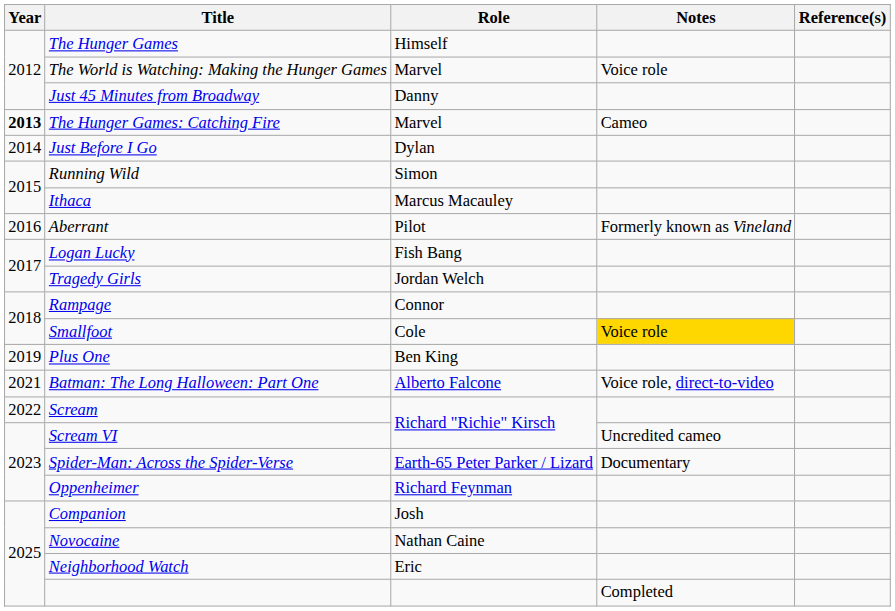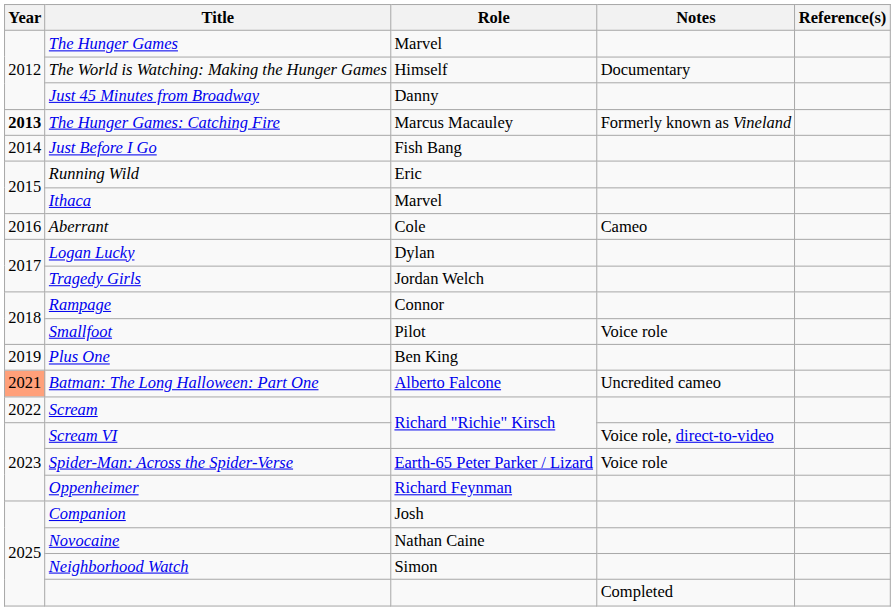(421, 43) Himself -> (418, 43) Marvel
(418, 69) Marvel -> (421, 69) Himself
(634, 69) Voice role -> (645, 69) Documentary
(418, 122) Marvel -> (454, 122) Marcus Macauley
(624, 122) Cameo -> (696, 122) Formerly known as Vineland
(415, 148) Dylan -> (428, 148) Fish Bang
(416, 174) Simon -> (408, 174) Eric
(454, 200) Marcus Macauley -> (418, 200) Marvel
(410, 226) Pilot -> (410, 226) Cole
(696, 226) Formerly known as Vineland -> (624, 226) Cameo
(428, 252) Fish Bang -> (415, 252) Dylan
(410, 331) Cole -> (410, 331) Pilot
(634, 331) gold background -> (634, 331) no background
(25, 383) no background -> (25, 383) lightsalmon background
(687, 383) Voice role, direct-to-video -> (661, 383) Uncredited cameo
(661, 435) Uncredited cameo -> (687, 435) Voice role, direct-to-video
(645, 461) Documentary -> (634, 461) Voice role
(408, 566) Eric -> (416, 566) Simon
